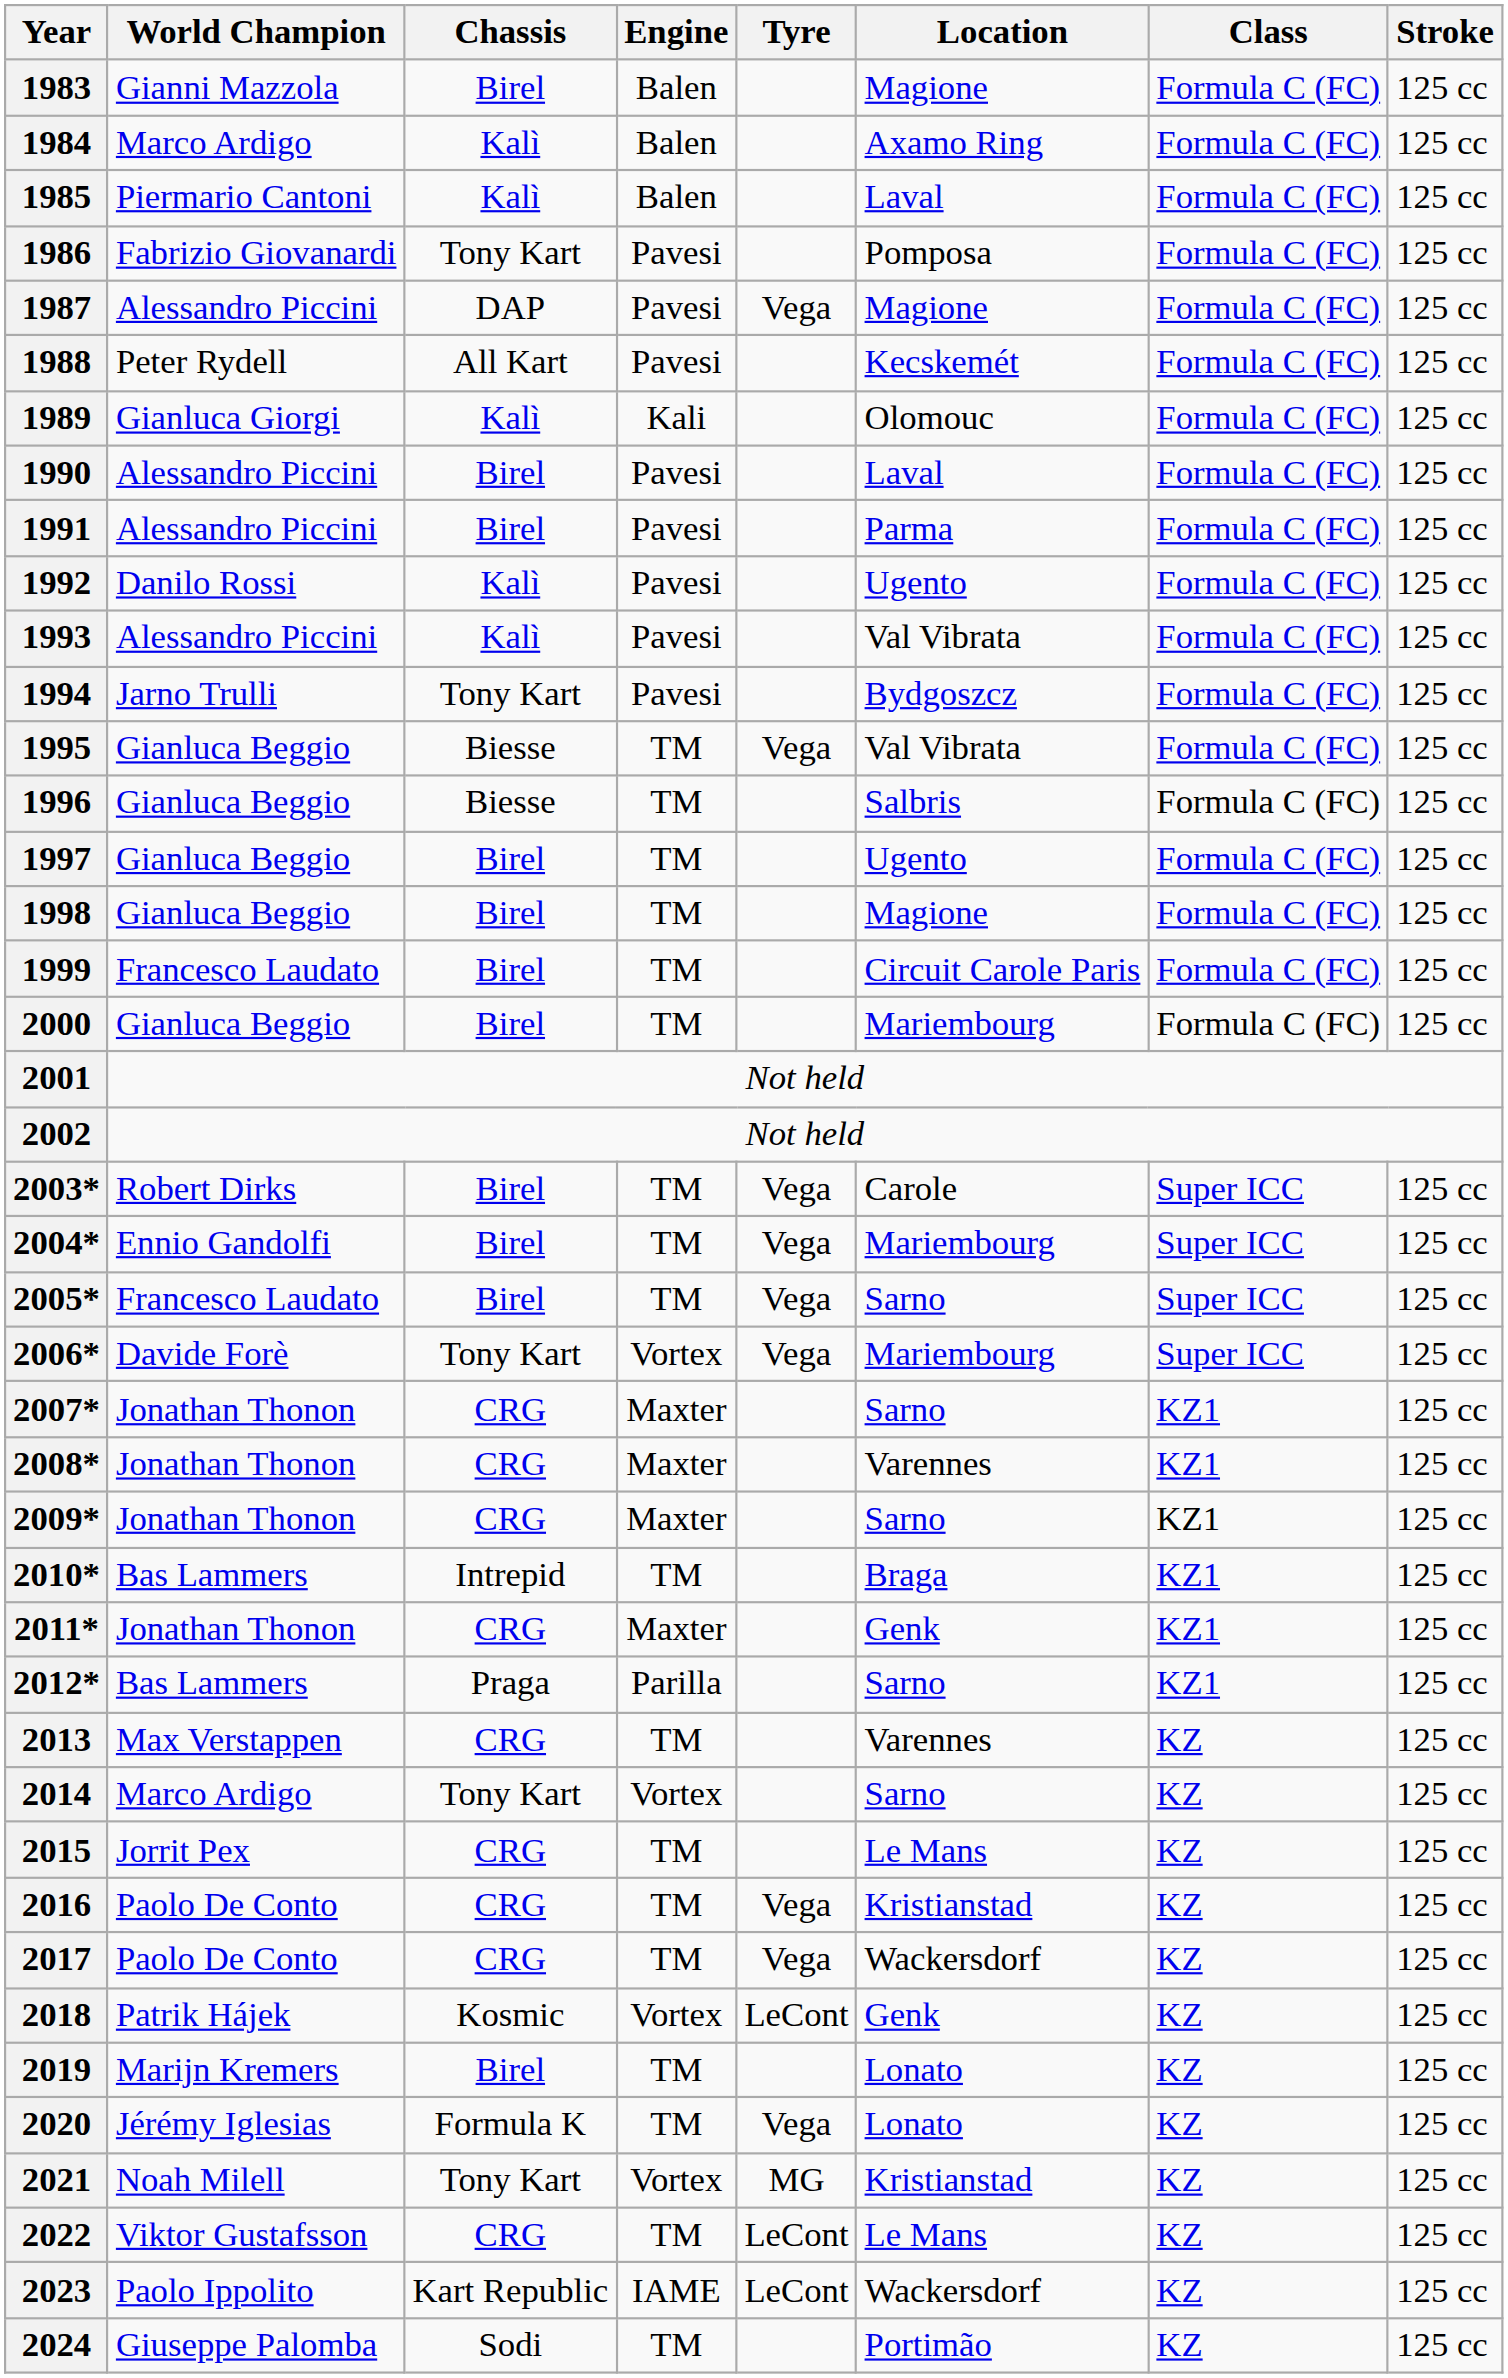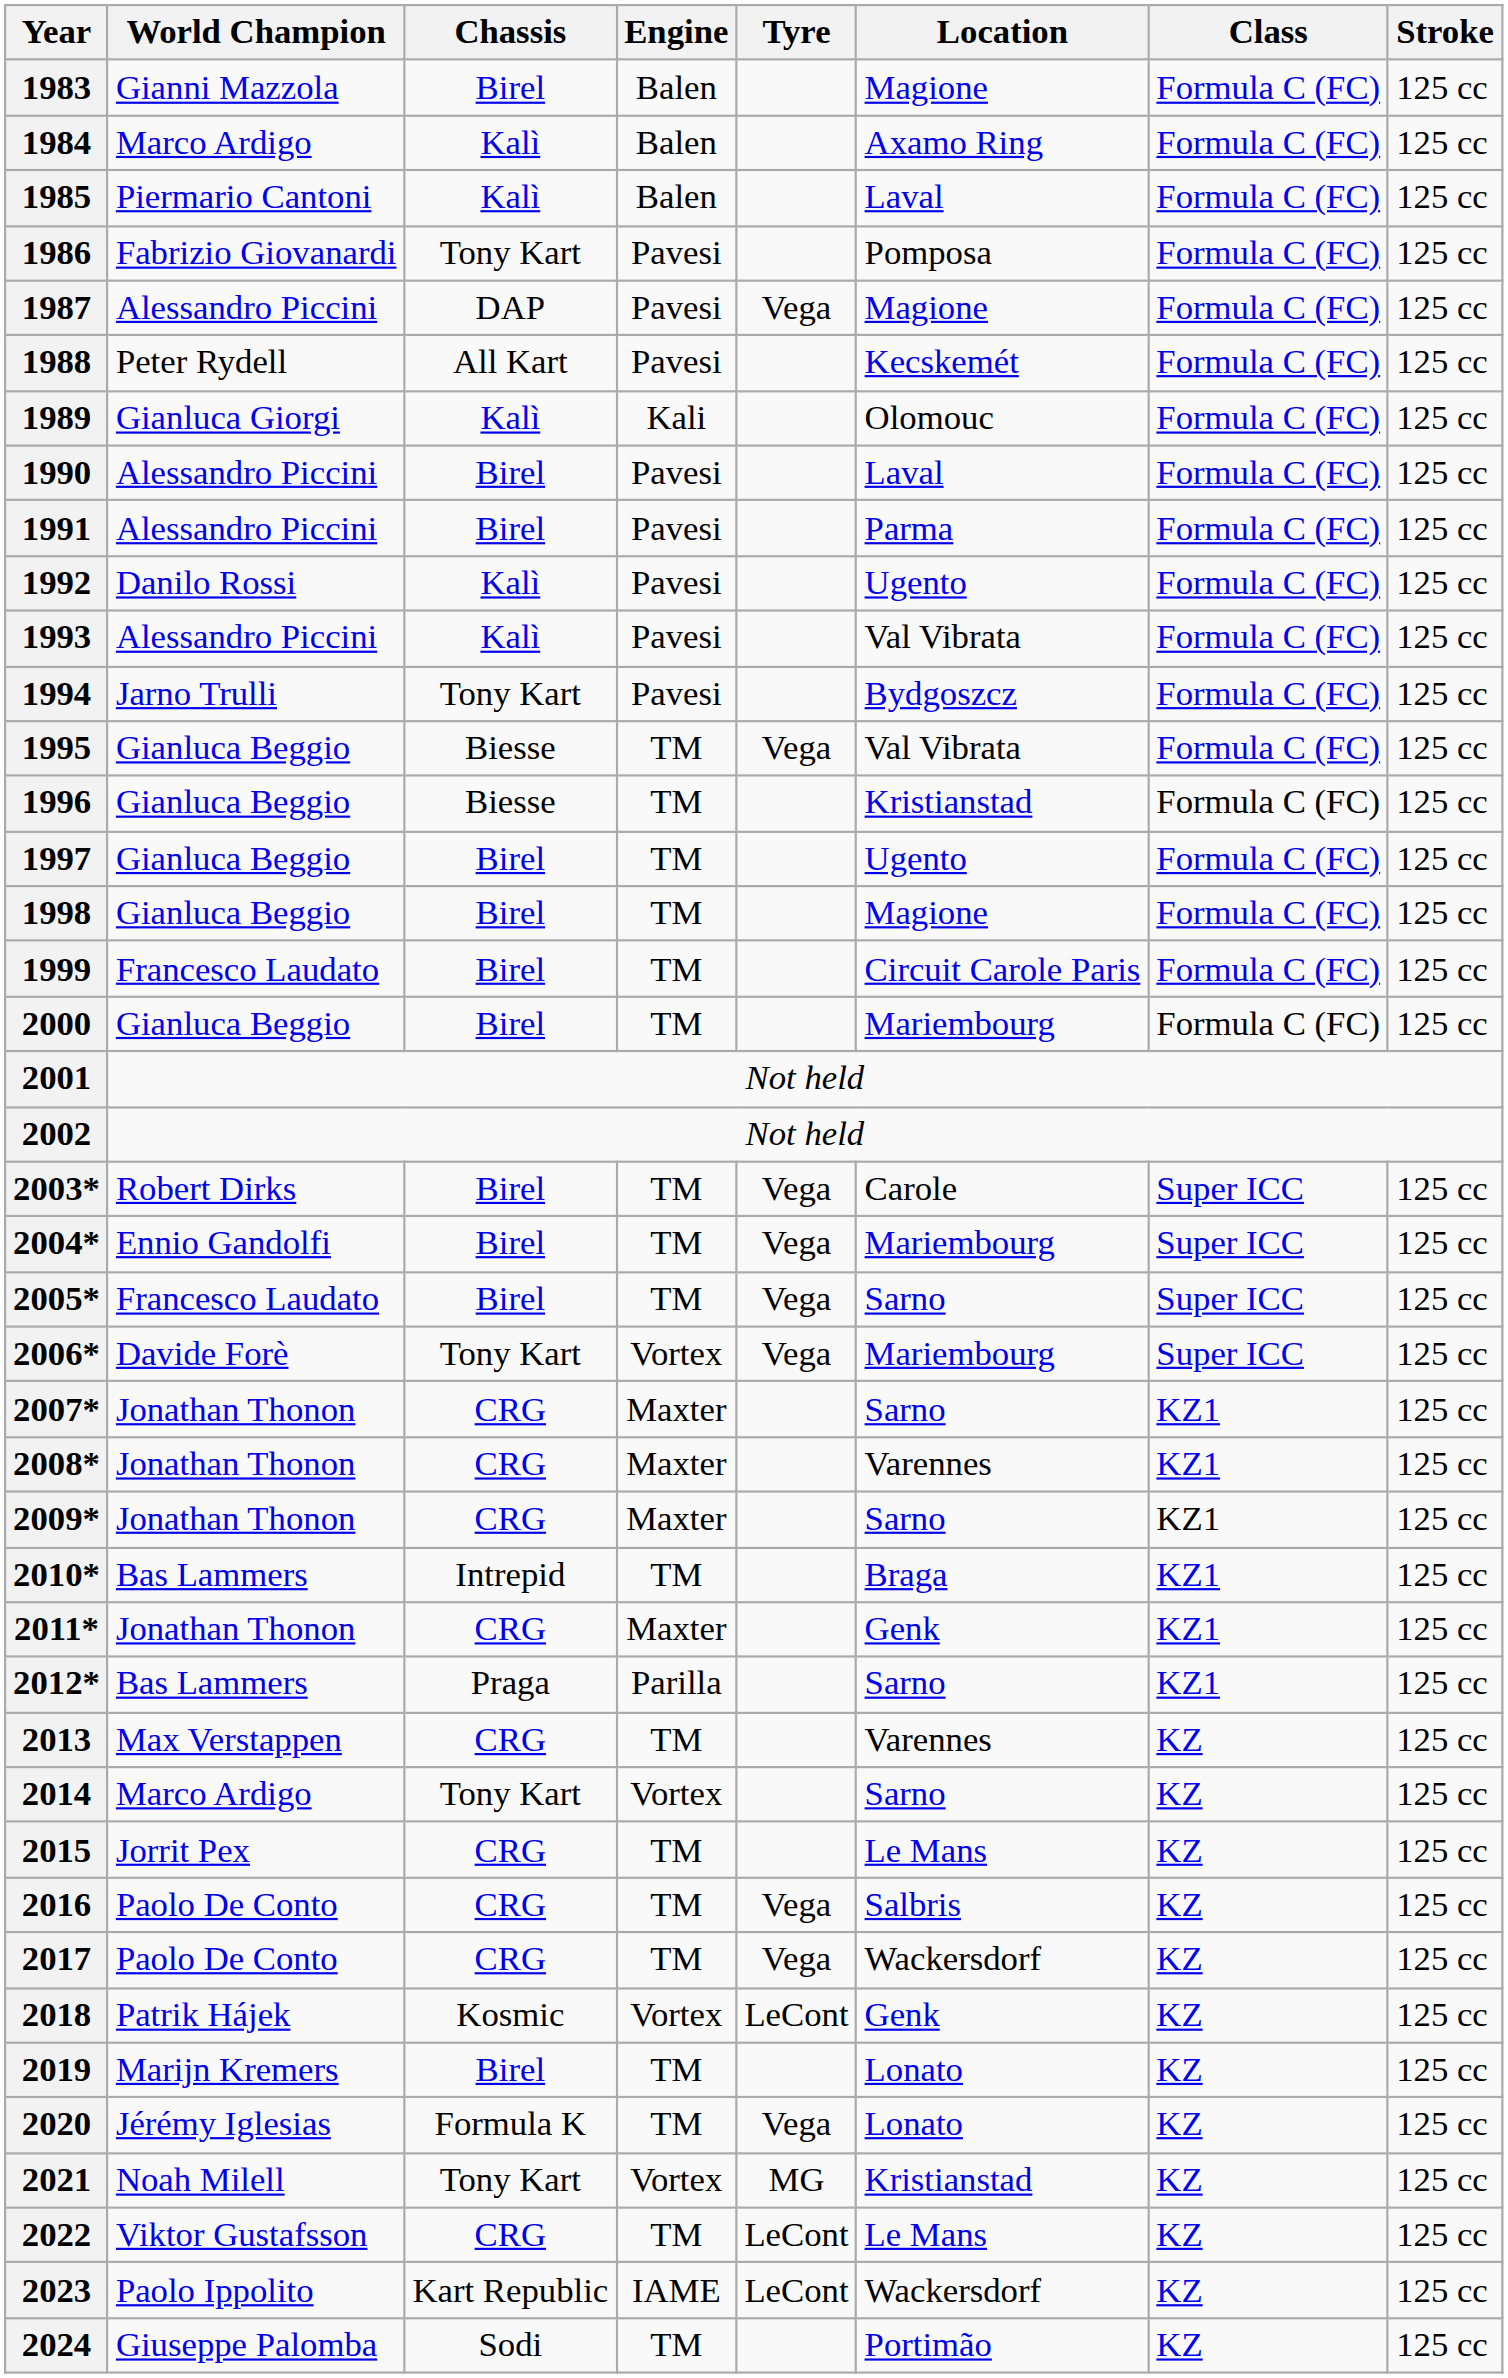(913, 802) Salbris -> (948, 802) Kristianstad
(948, 1904) Kristianstad -> (913, 1904) Salbris
